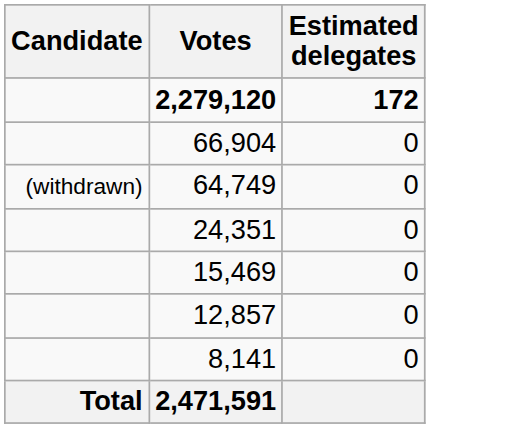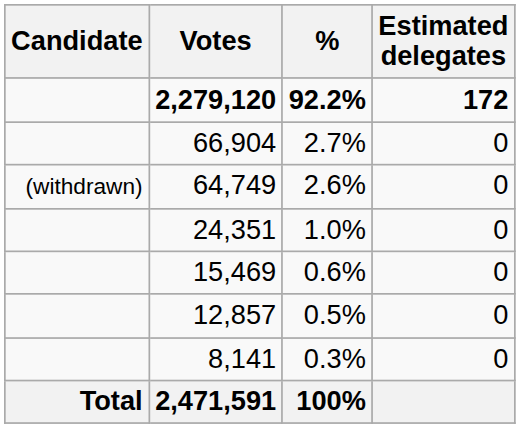+ column: (327, 41)
